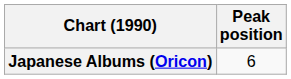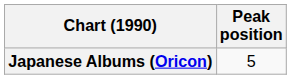(251, 61) 6 -> (251, 61) 5
